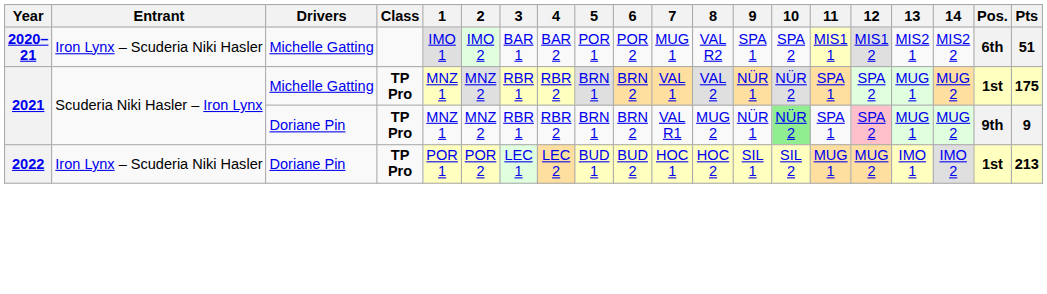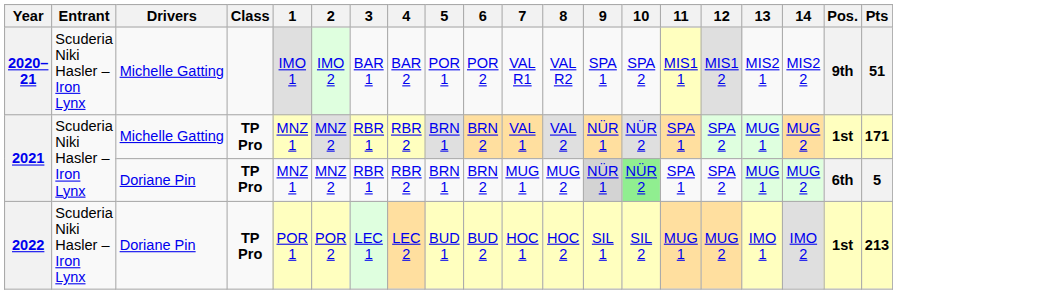(159, 47) Iron Lynx – Scuderia Niki Hasler -> (84, 71) Scuderia Niki Hasler – Iron Lynx
(672, 47) MUG 1 -> (522, 71) VAL R1
(992, 47) 6th -> (843, 71) 9th
(1027, 86) 175 -> (877, 136) 171
(672, 125) VAL R1 -> (522, 180) MUG 1
(753, 125) no background -> (603, 180) lightgrey background
(872, 125) pink background -> (722, 180) no background
(992, 125) 9th -> (843, 180) 6th
(1027, 125) 9 -> (877, 180) 5
(159, 164) Iron Lynx – Scuderia Niki Hasler -> (84, 245) Scuderia Niki Hasler – Iron Lynx
